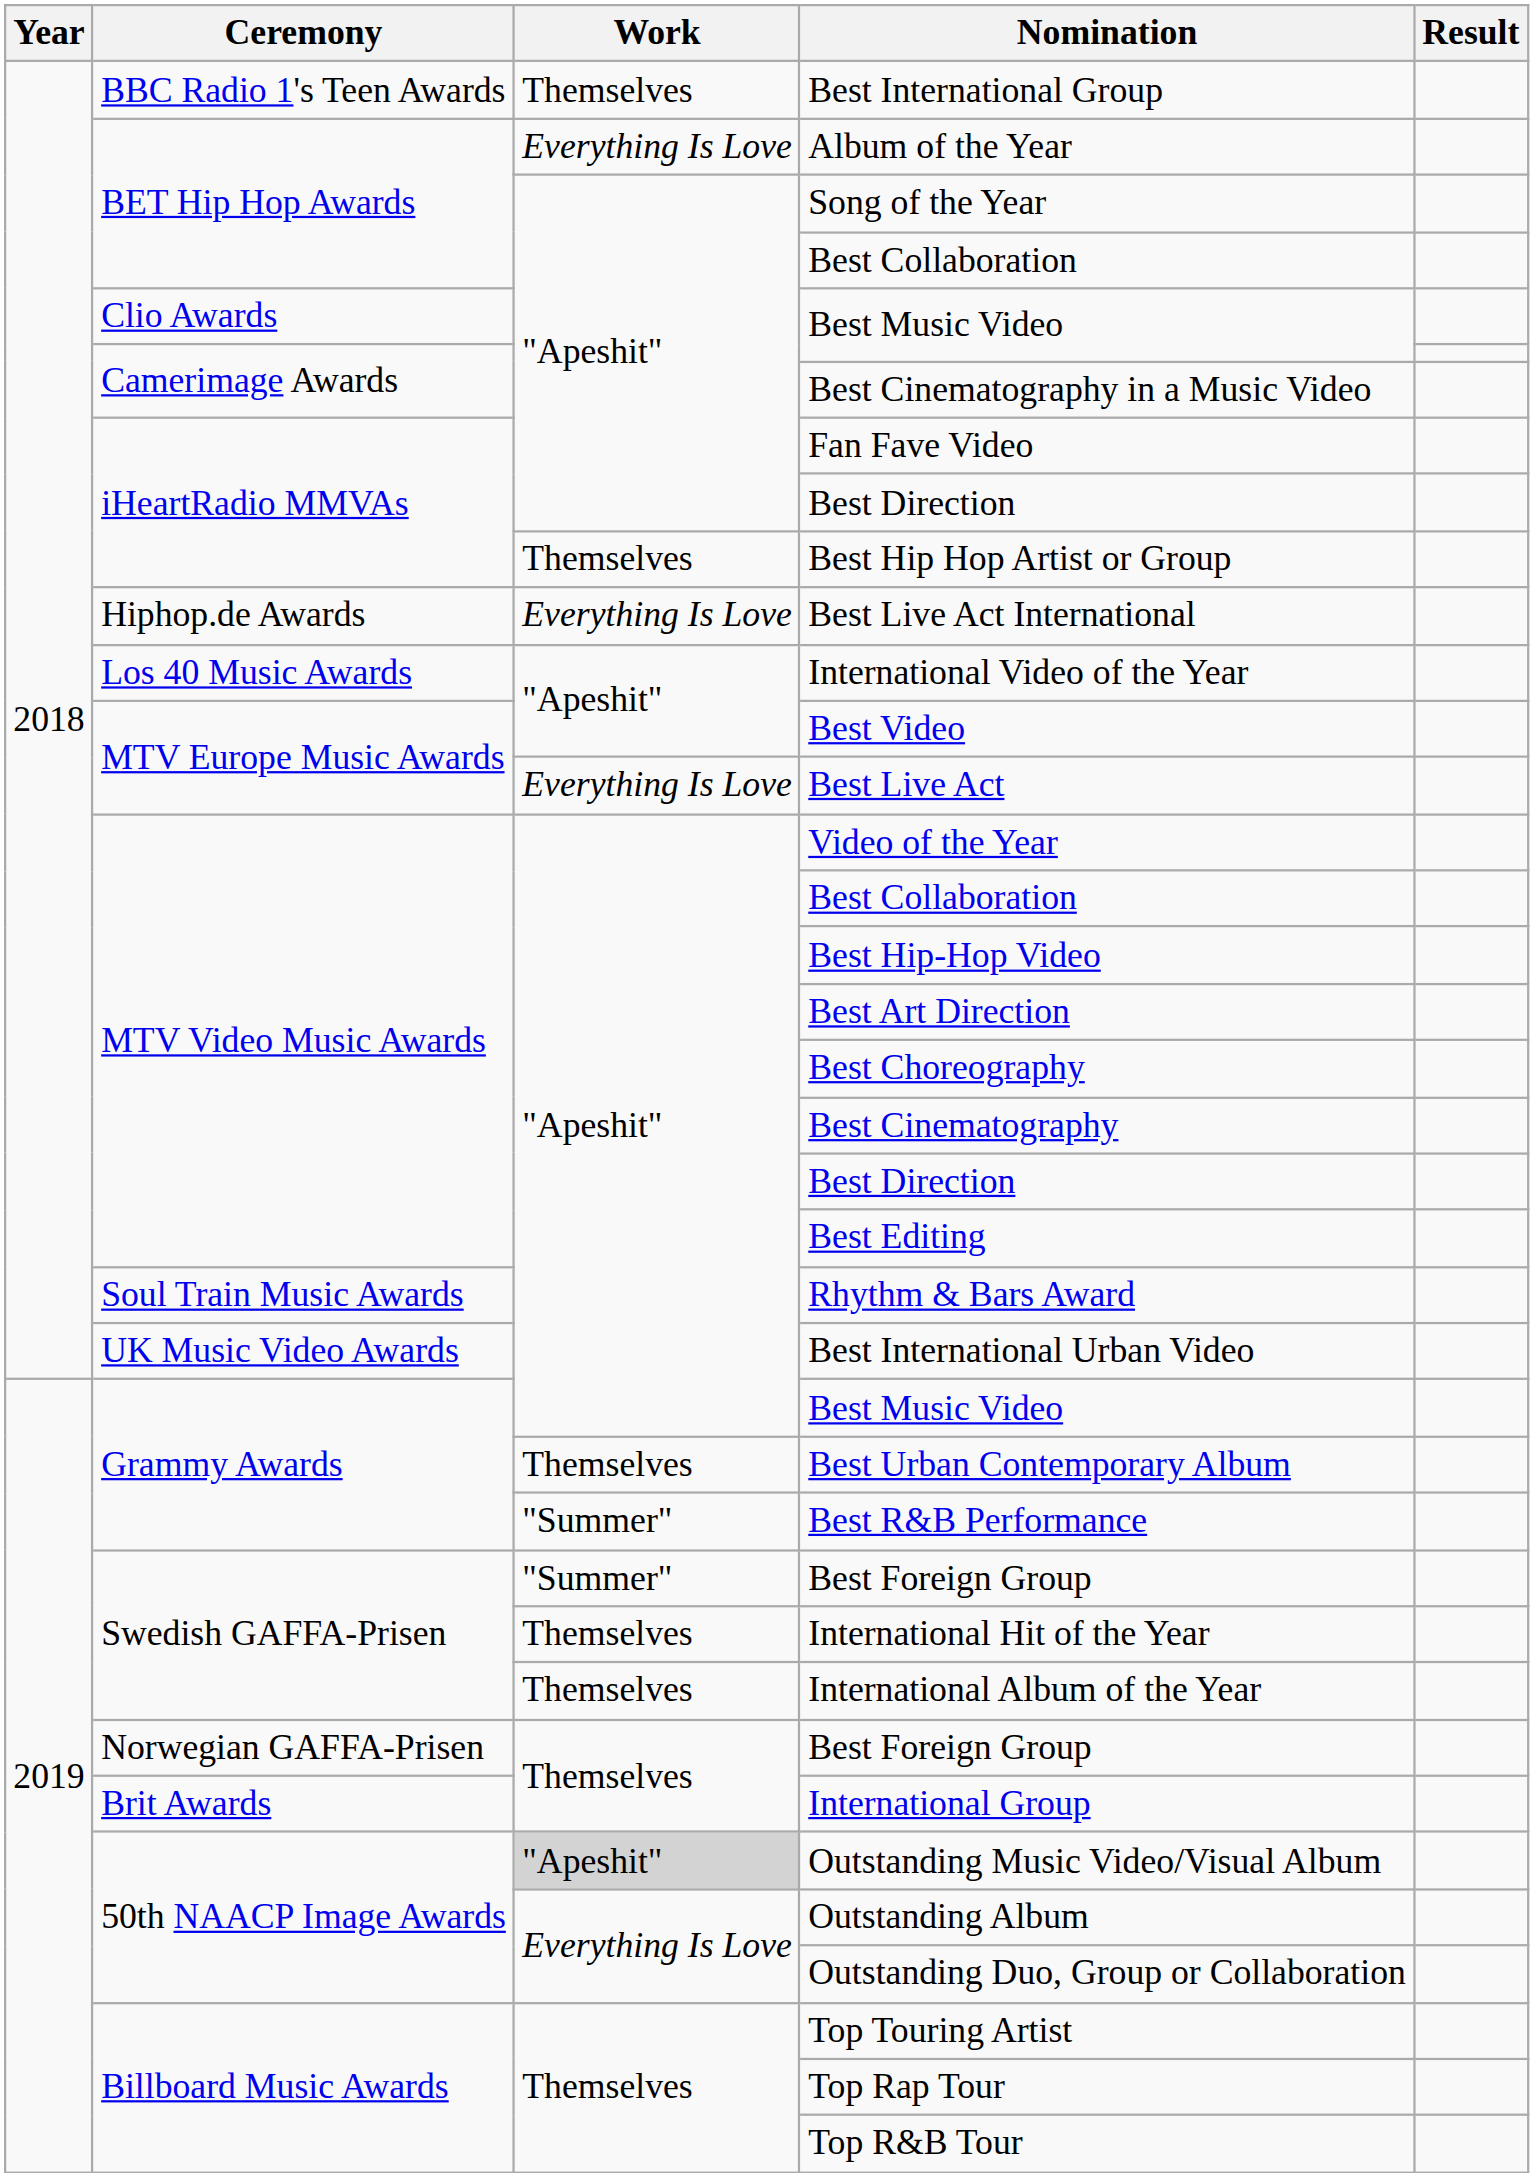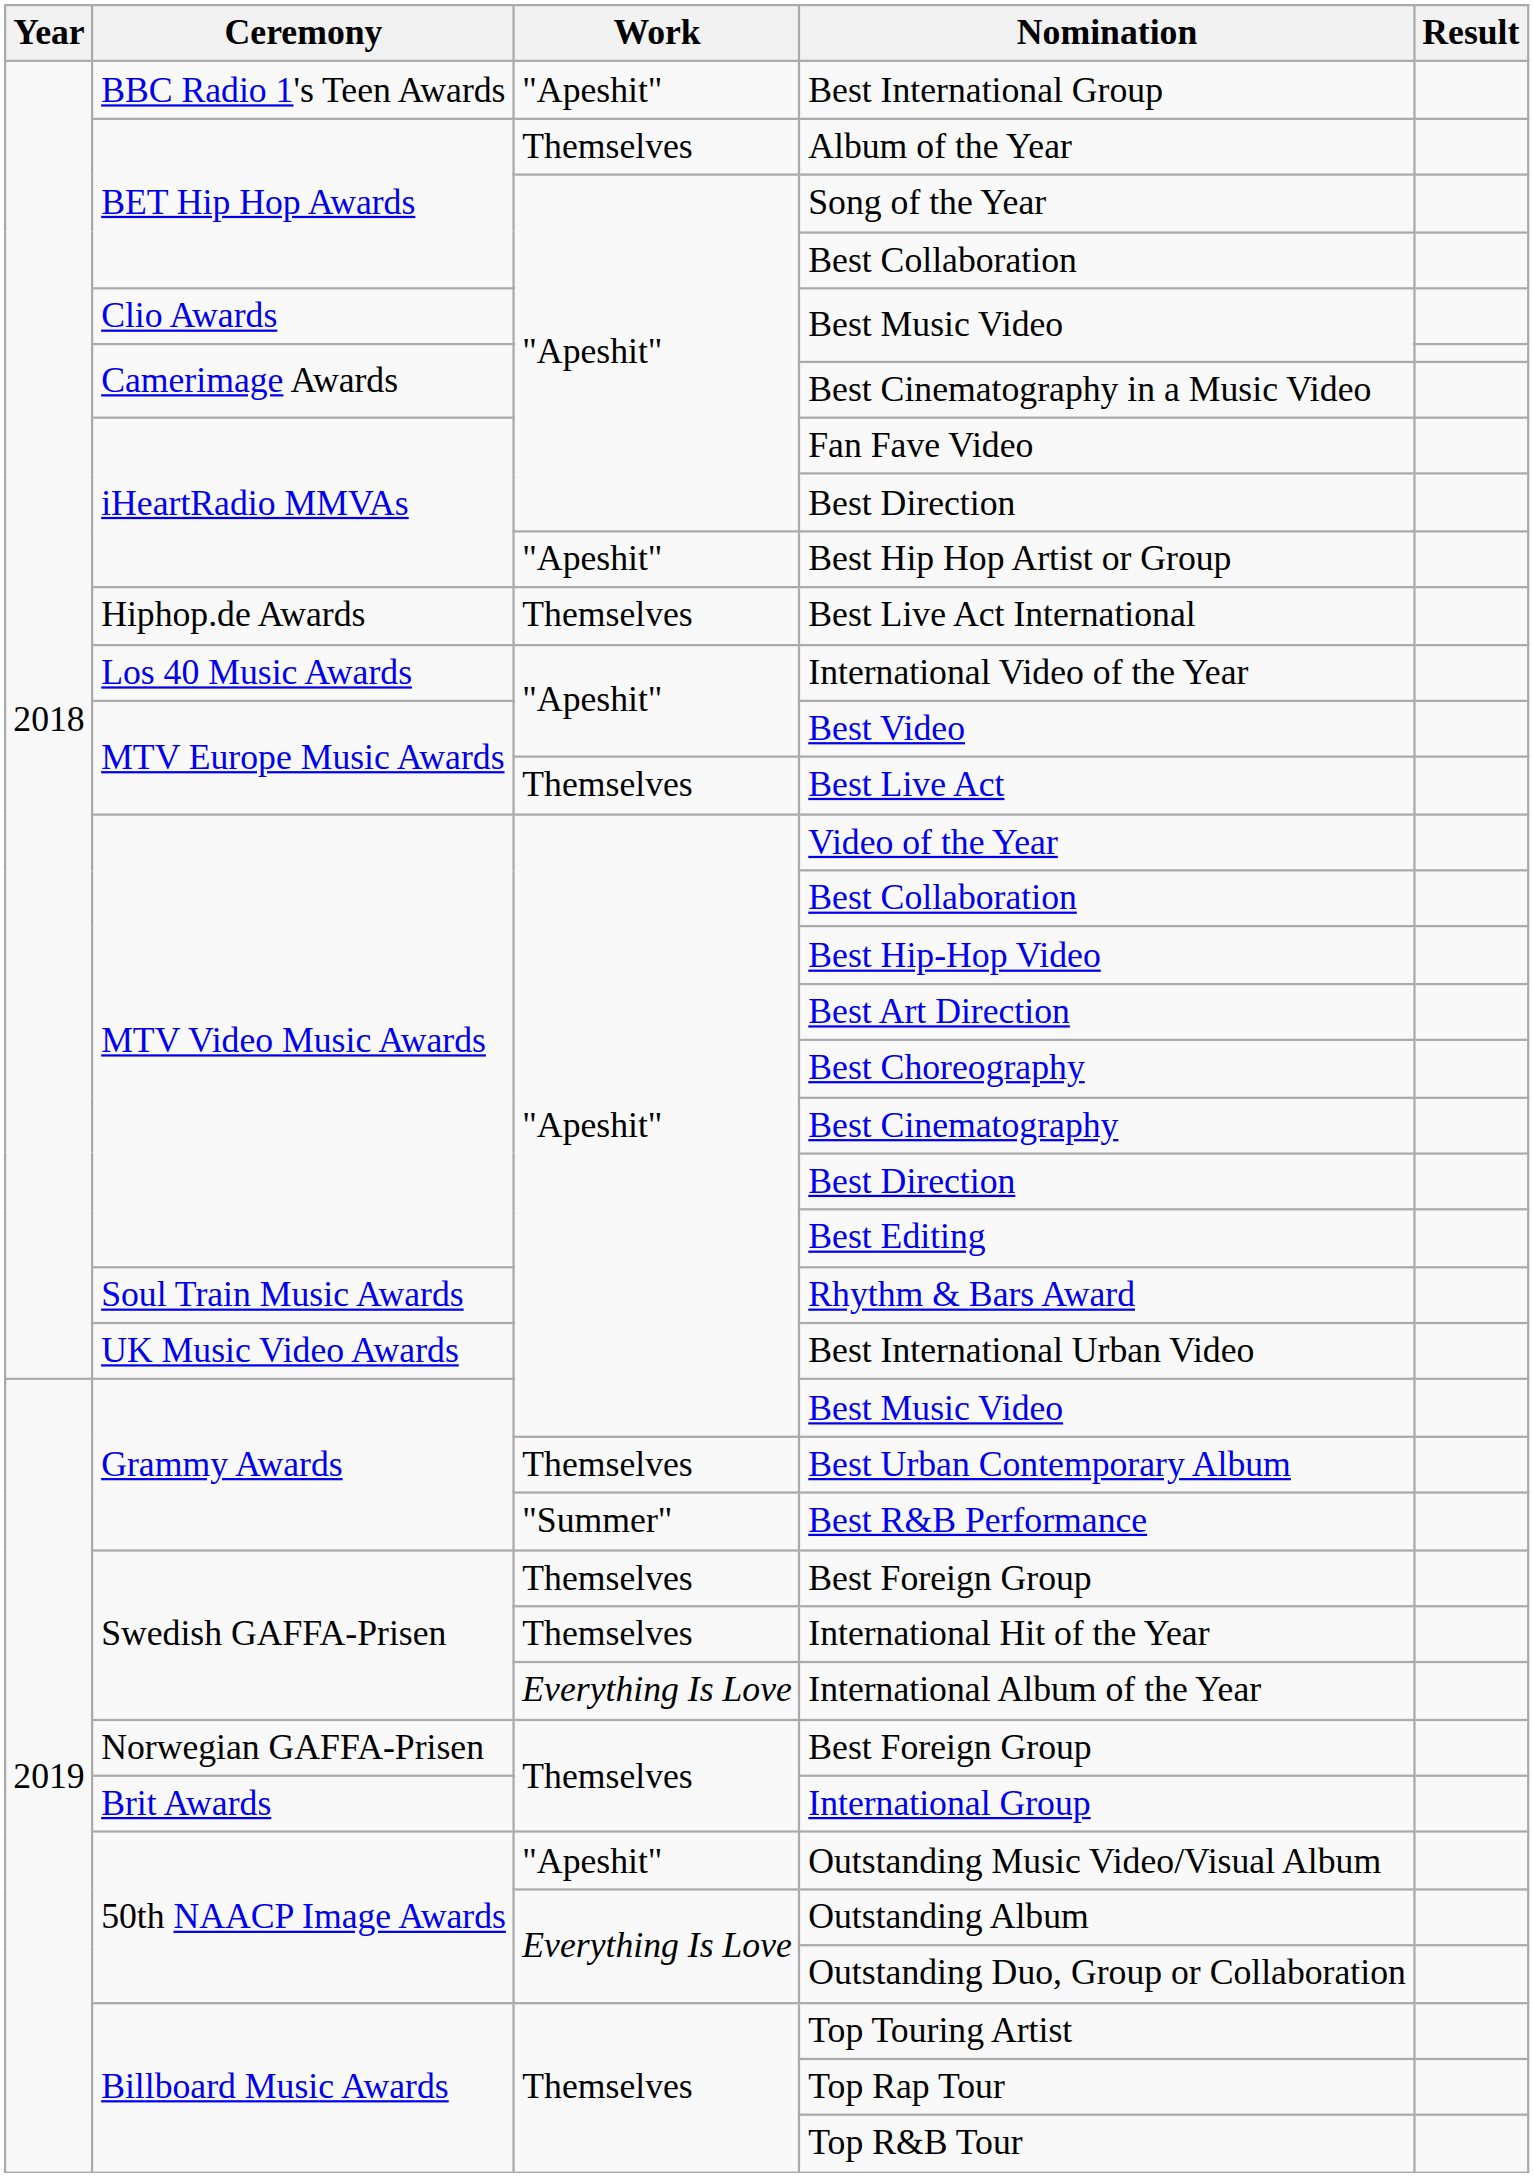(608, 89) Themselves -> (592, 89) "Apeshit"
(657, 145) Everything Is Love -> (608, 145) Themselves
(608, 558) Themselves -> (592, 558) "Apeshit"
(657, 615) Everything Is Love -> (608, 615) Themselves
(657, 784) Everything Is Love -> (608, 784) Themselves
(597, 1577) "Summer" -> (608, 1577) Themselves
(608, 1690) Themselves -> (657, 1690) Everything Is Love
(592, 1859) lightgrey background -> (592, 1859) no background
